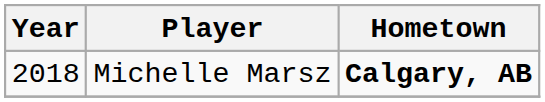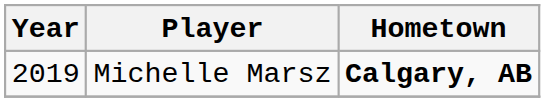(46, 74) 2018 -> (46, 74) 2019
